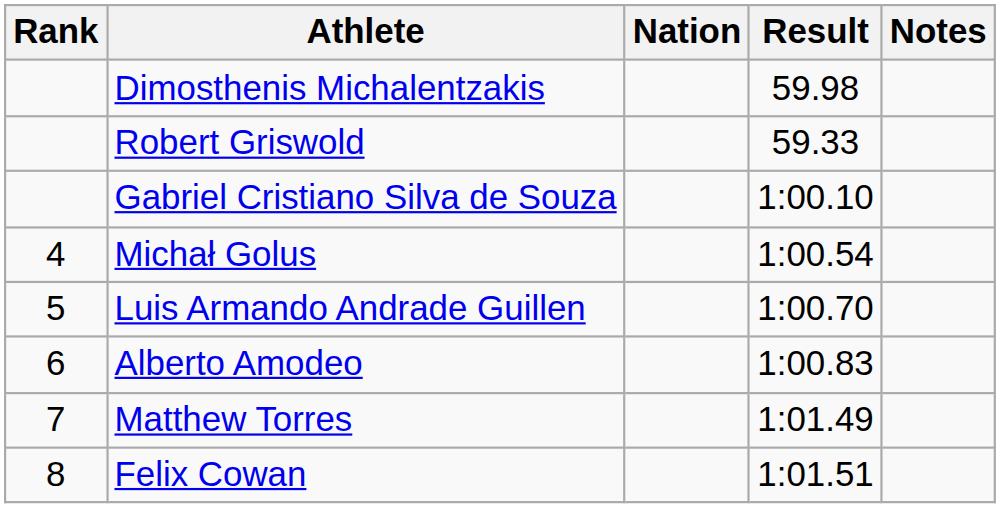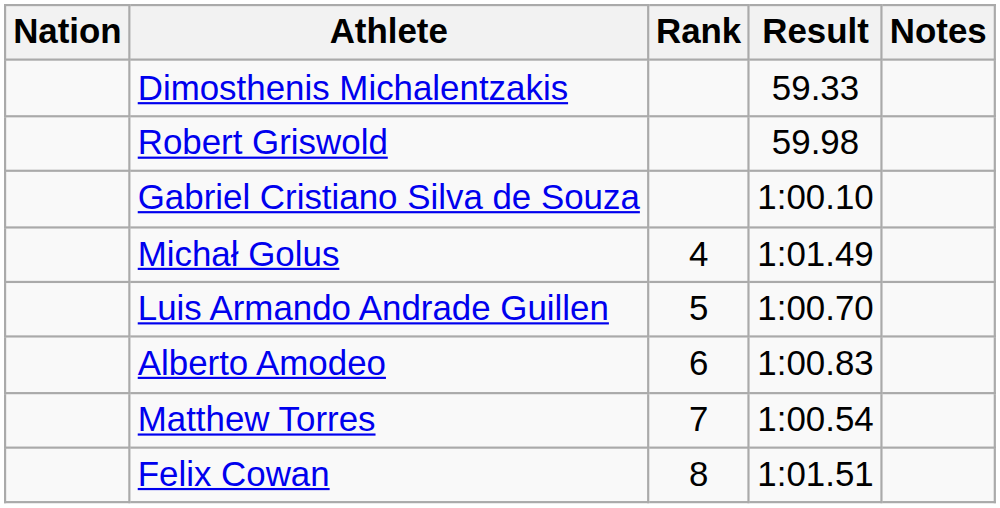columns swapped: (56, 32) <-> (687, 32)
(816, 87) 59.98 -> (816, 87) 59.33
(816, 142) 59.33 -> (816, 142) 59.98
(816, 253) 1:00.54 -> (816, 253) 1:01.49
(816, 419) 1:01.49 -> (816, 419) 1:00.54
